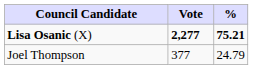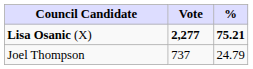(181, 54) 377 -> (181, 54) 737
